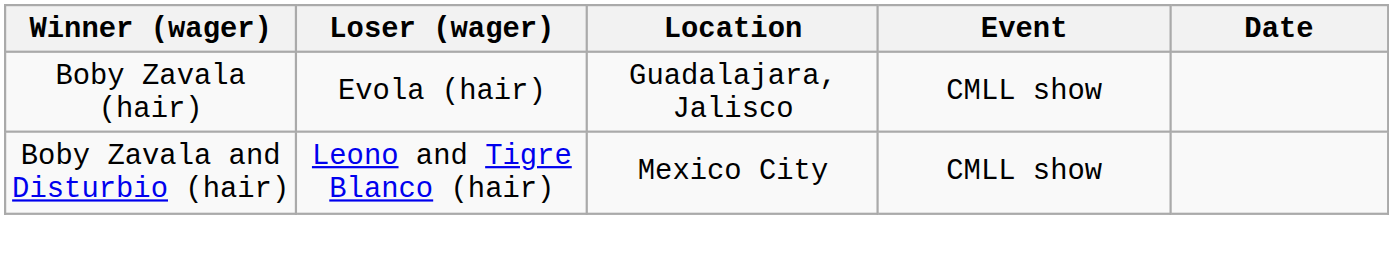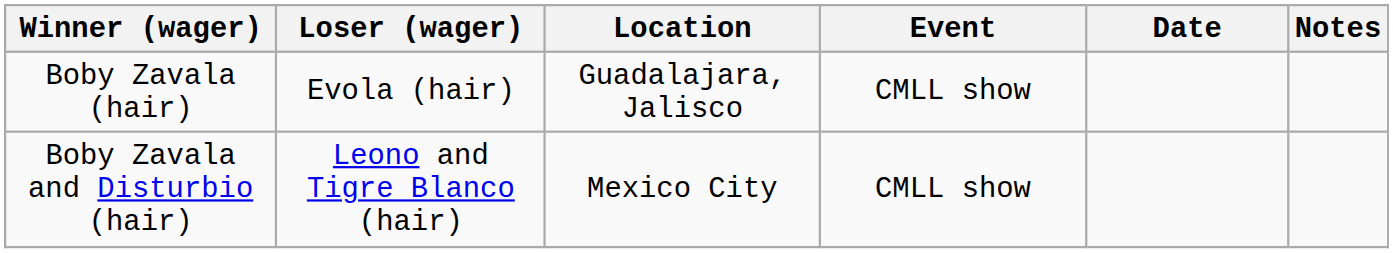+ column: (1338, 29)
